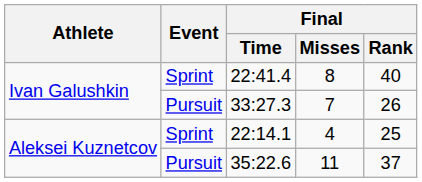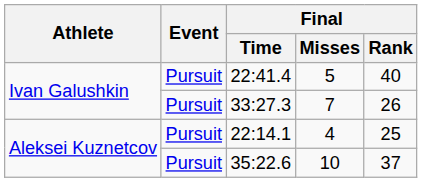(189, 77) Sprint -> (194, 77) Pursuit
(330, 77) 8 -> (330, 77) 5
(189, 134) Sprint -> (194, 134) Pursuit
(330, 163) 11 -> (330, 163) 10
